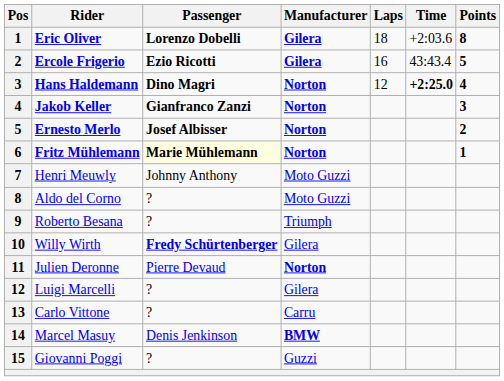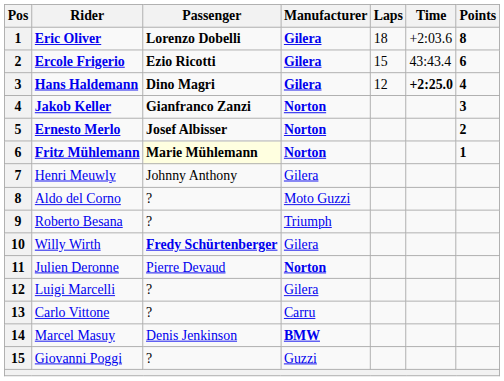(381, 61) 16 -> (381, 61) 15
(463, 61) 5 -> (463, 61) 6
(305, 84) Norton -> (303, 84) Gilera
(317, 175) Moto Guzzi -> (301, 175) Gilera
